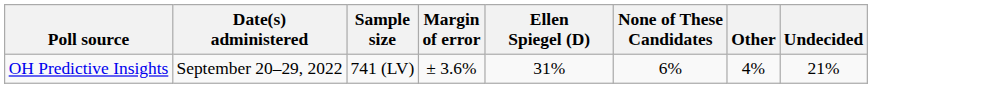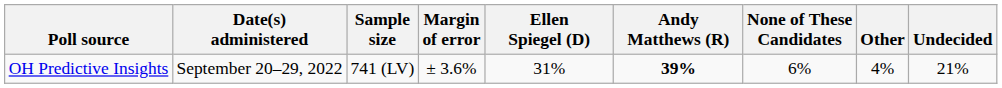+ column: (678, 29)
